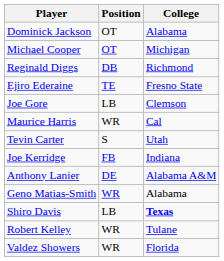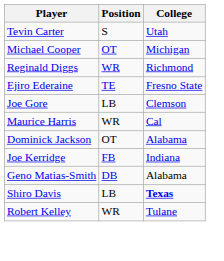rows swapped: (35, 139) <-> (49, 31)
(109, 67) DB -> (111, 67) WR
- row: (43, 175)
(111, 193) WR -> (109, 175) DB
- row: (43, 247)
